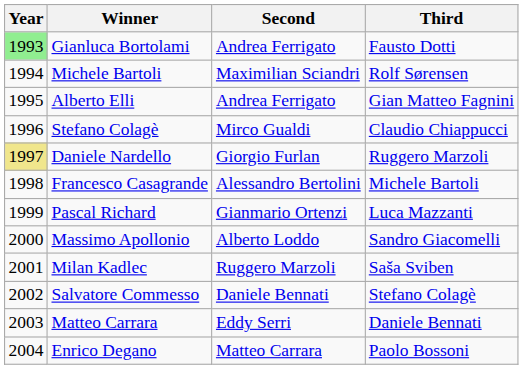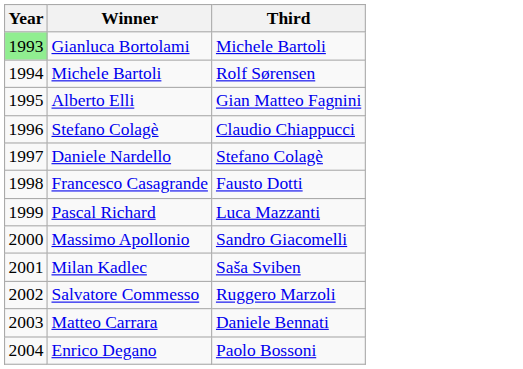- column: (288, 18)
(412, 45) Fausto Dotti -> (271, 45) Michele Bartoli
(26, 156) khaki background -> (26, 156) no background
(429, 156) Ruggero Marzoli -> (269, 156) Stefano Colagè
(424, 184) Michele Bartoli -> (259, 184) Fausto Dotti
(422, 294) Stefano Colagè -> (276, 294) Ruggero Marzoli
